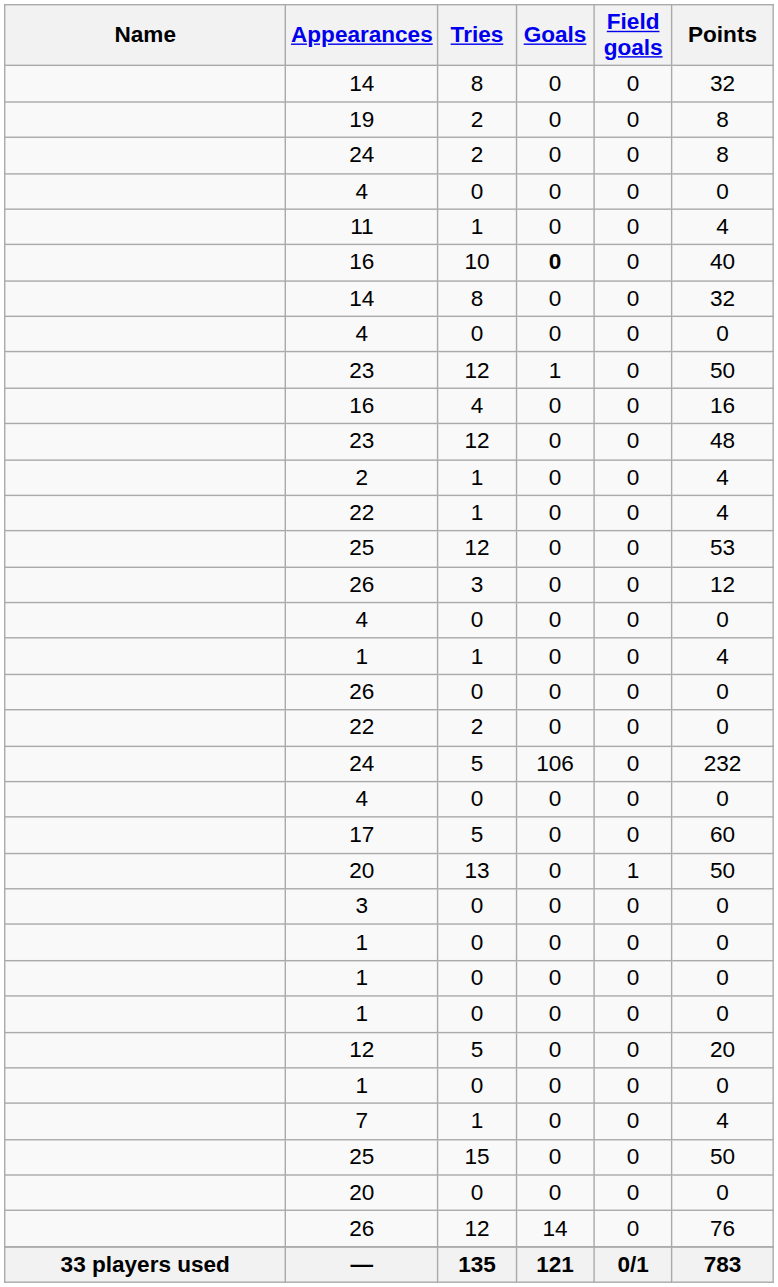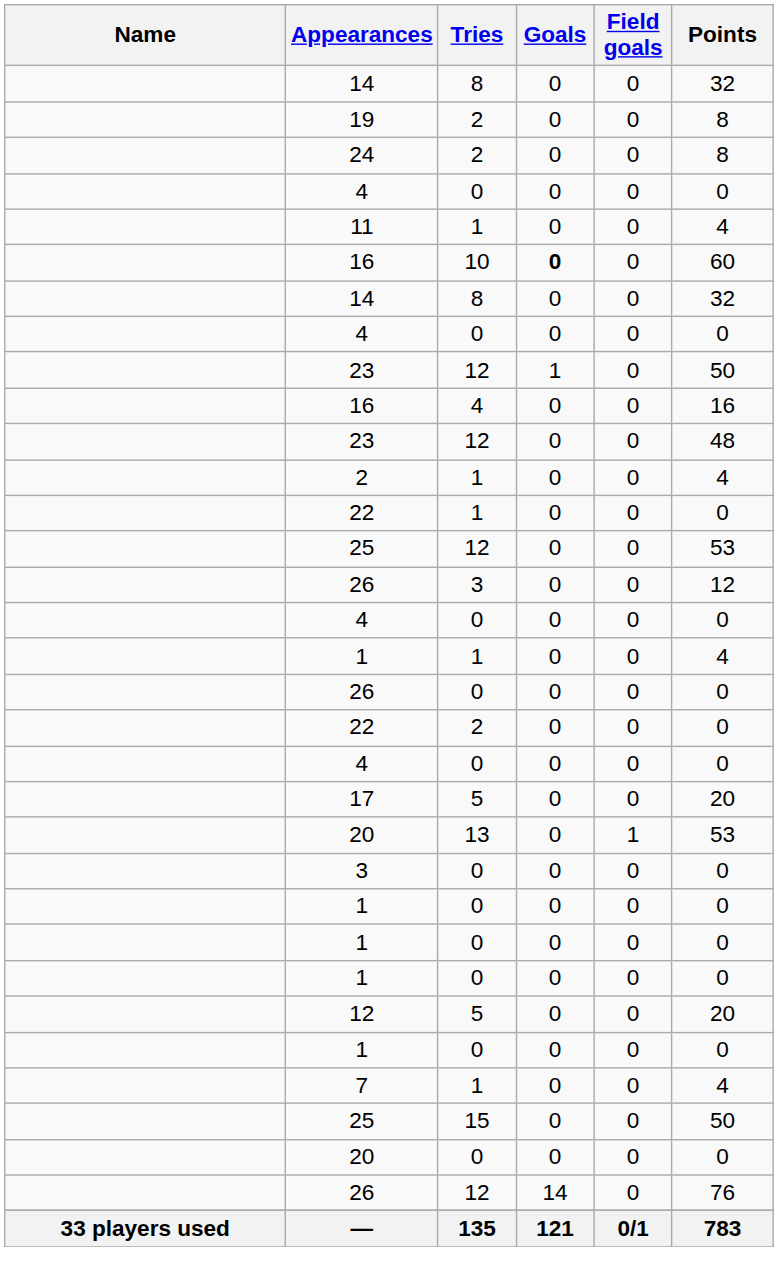(722, 262) 40 -> (722, 262) 60
(722, 512) 4 -> (722, 512) 0
- row: (362, 763)
(722, 834) 60 -> (722, 799) 20
(722, 870) 50 -> (722, 834) 53
